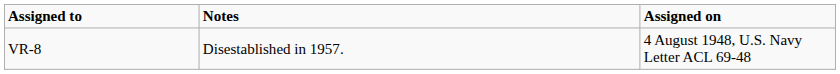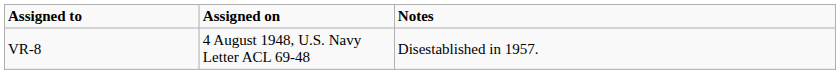columns swapped: (682, 16) <-> (221, 16)
